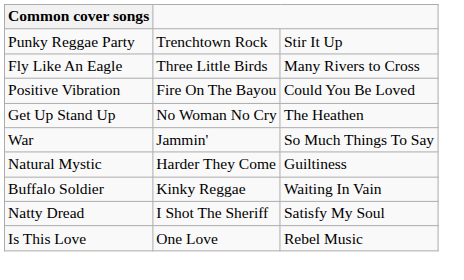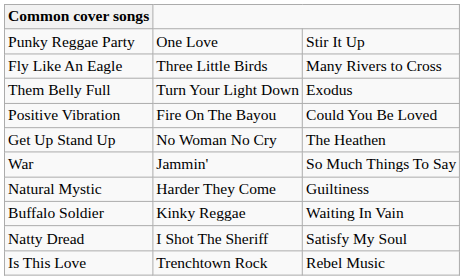(212, 41) Trenchtown Rock -> (187, 41) One Love
+ row: (59, 90)
(187, 238) One Love -> (212, 262) Trenchtown Rock
